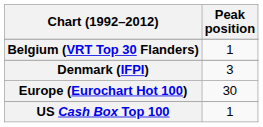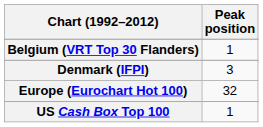(230, 91) 30 -> (230, 91) 32
